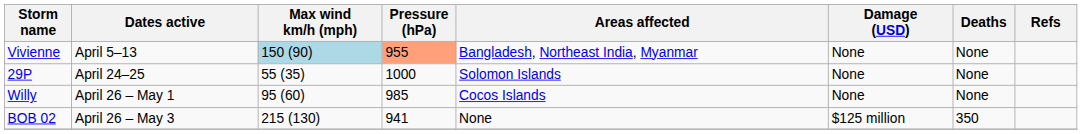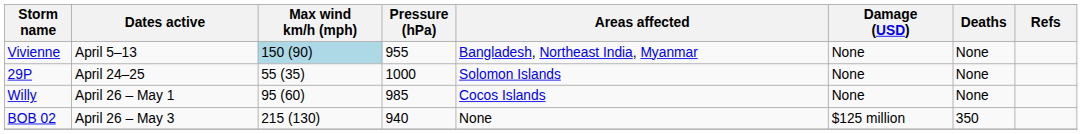(397, 52) lightsalmon background -> (397, 52) no background
(397, 118) 941 -> (397, 118) 940
